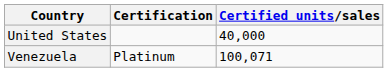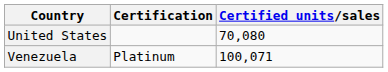(242, 36) 40,000 -> (242, 36) 70,080
